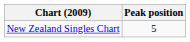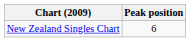(154, 28) 5 -> (154, 28) 6
